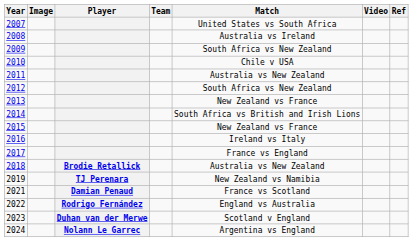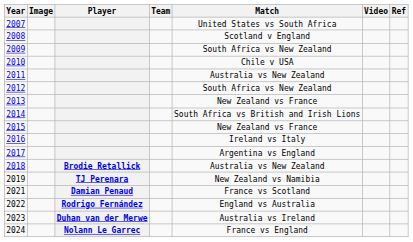(267, 37) Australia vs Ireland -> (267, 37) Scotland v England
(267, 153) France vs England -> (267, 153) Argentina vs England
(267, 218) Scotland v England -> (267, 218) Australia vs Ireland
(267, 230) Argentina vs England -> (267, 230) France vs England
